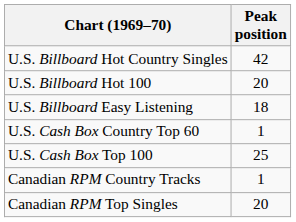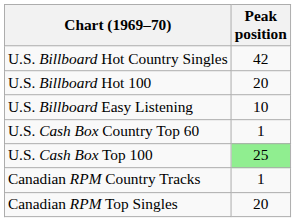(261, 107) 18 -> (261, 107) 10
(261, 155) no background -> (261, 155) lightgreen background
